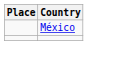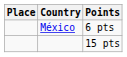+ column: (103, 12)
